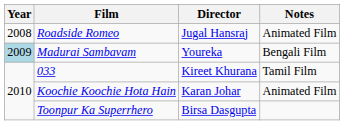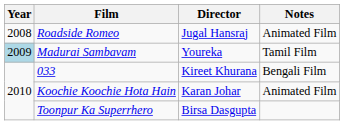(294, 52) Bengali Film -> (290, 52) Tamil Film
(290, 71) Tamil Film -> (294, 71) Bengali Film
